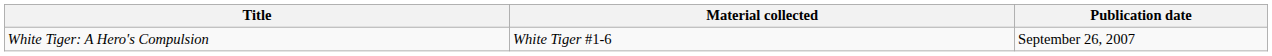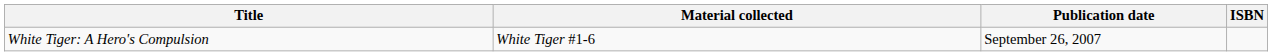+ column: (1247, 16)
